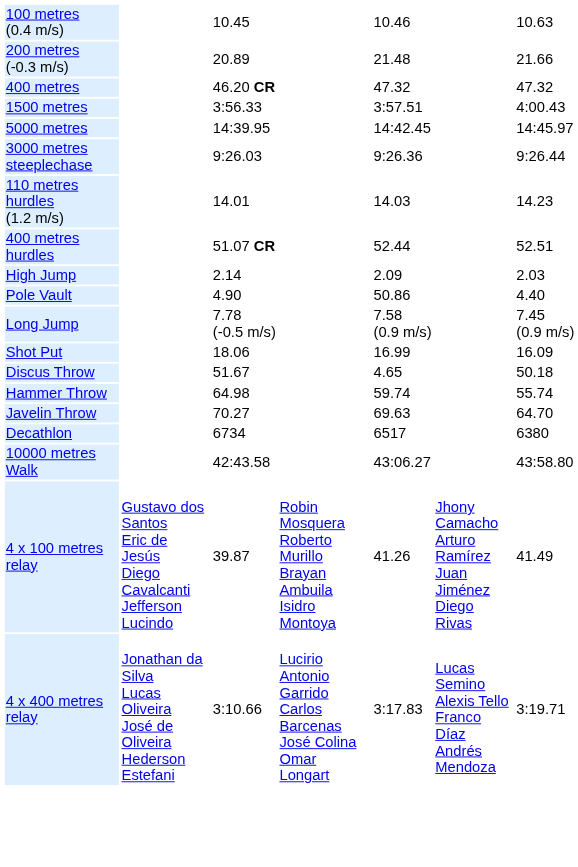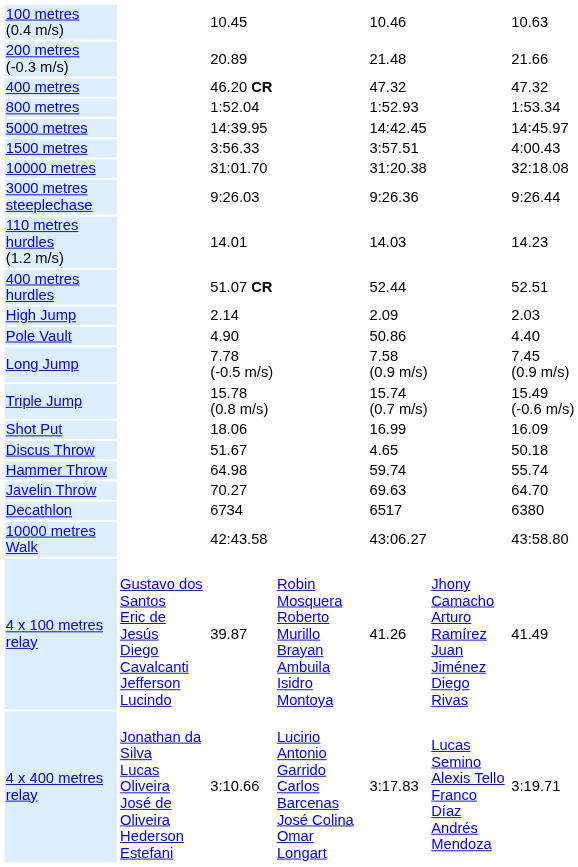+ row: (43, 107)
rows swapped: (47, 107) <-> (47, 128)
+ row: (51, 168)
+ row: (44, 401)
